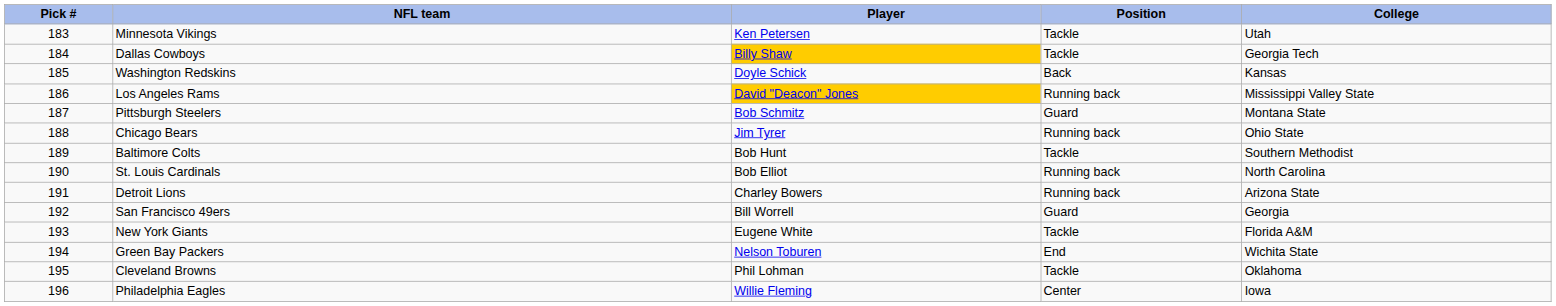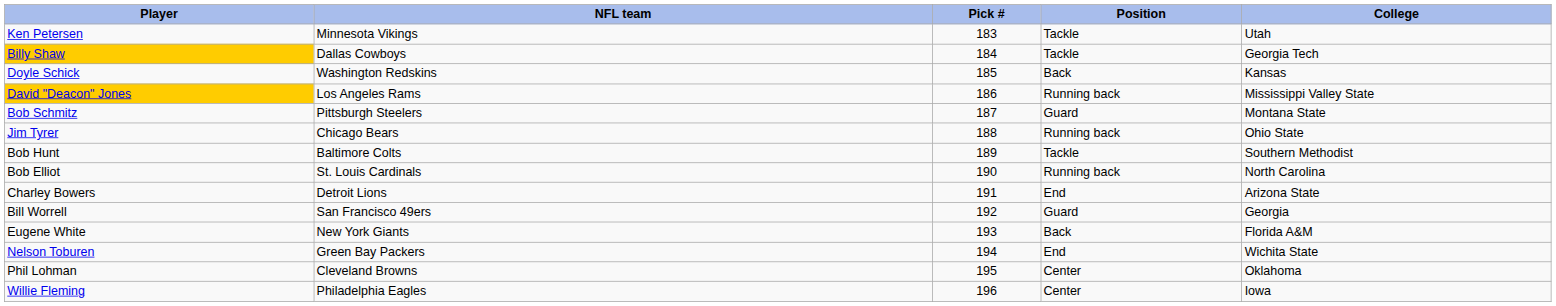columns swapped: (59, 14) <-> (886, 14)
(1082, 192) Running back -> (1055, 192) End
(1061, 232) Tackle -> (1057, 232) Back
(1061, 271) Tackle -> (1062, 271) Center
